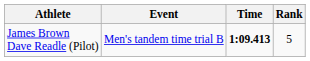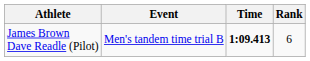(289, 40) 5 -> (289, 40) 6
